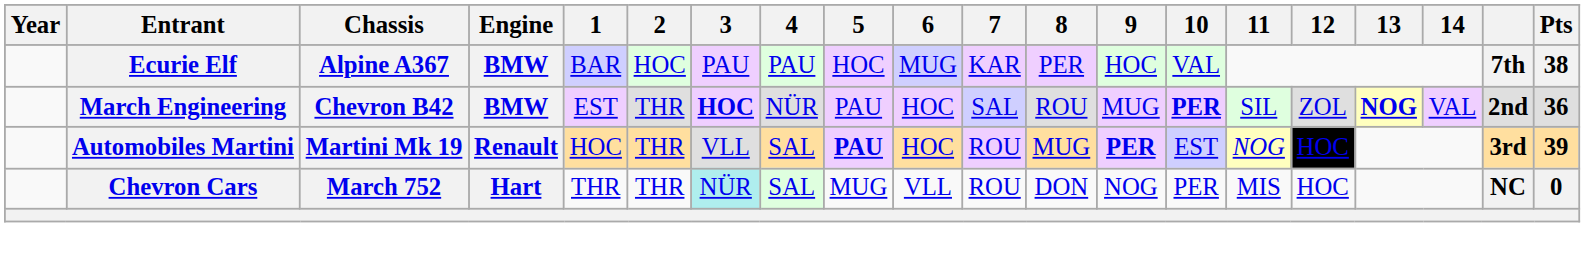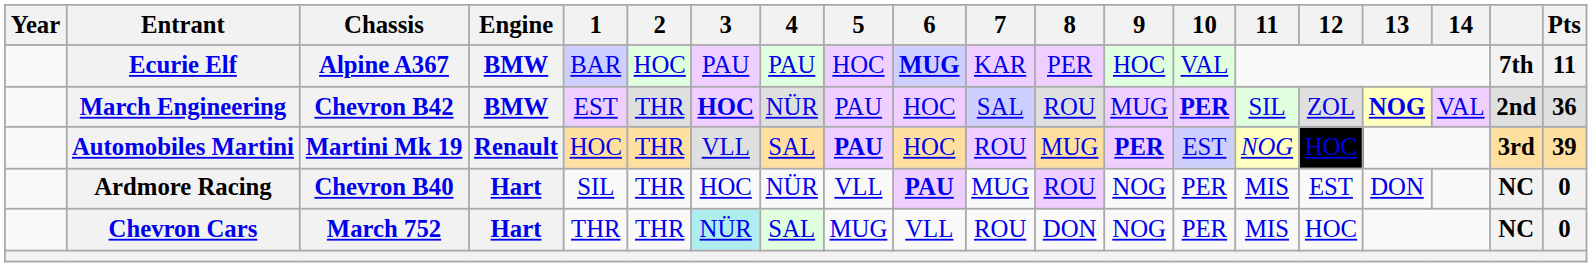(928, 65) normal -> (929, 65) bold
(1556, 65) 38 -> (1564, 65) 11
+ row: (183, 187)
